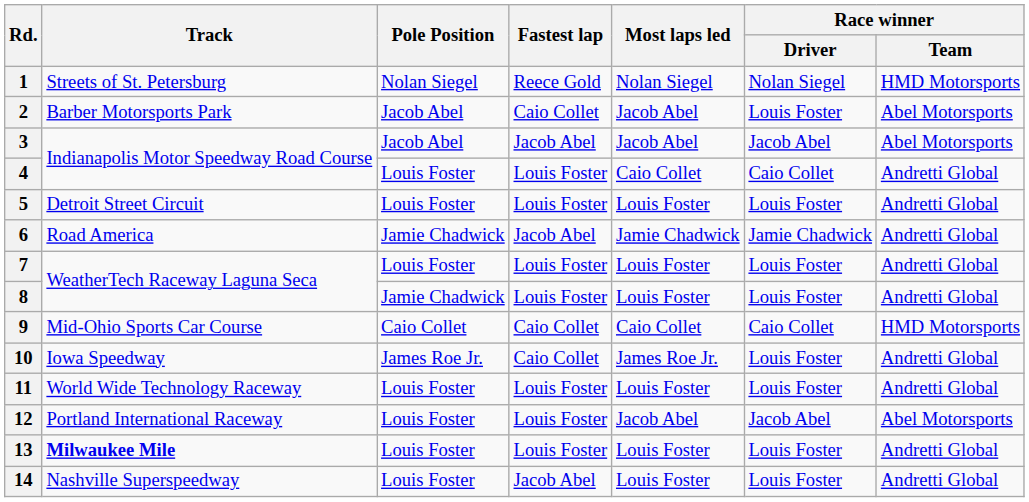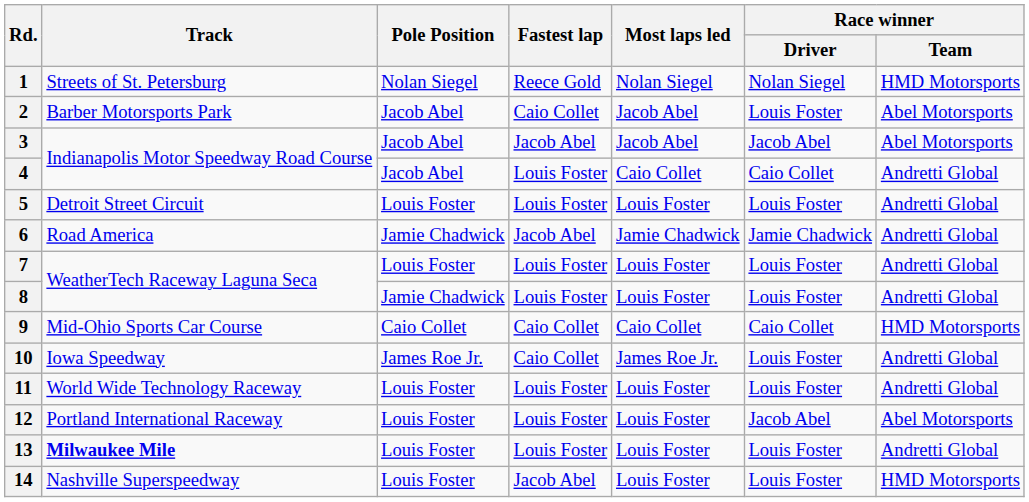(428, 173) Louis Foster -> (422, 173) Jacob Abel
(657, 419) Jacob Abel -> (663, 419) Louis Foster
(940, 480) Andretti Global -> (950, 480) HMD Motorsports
